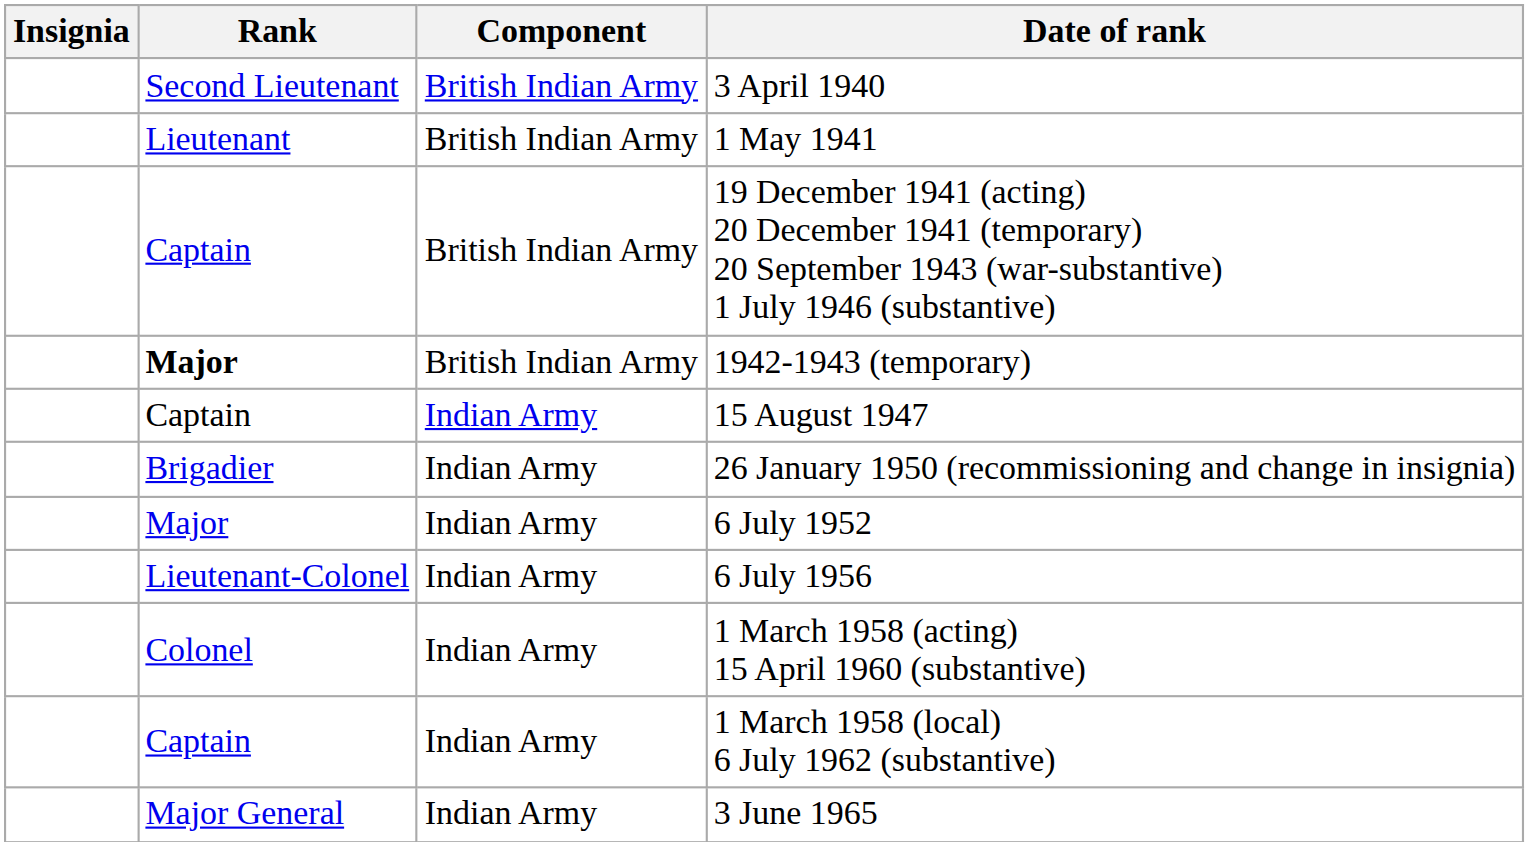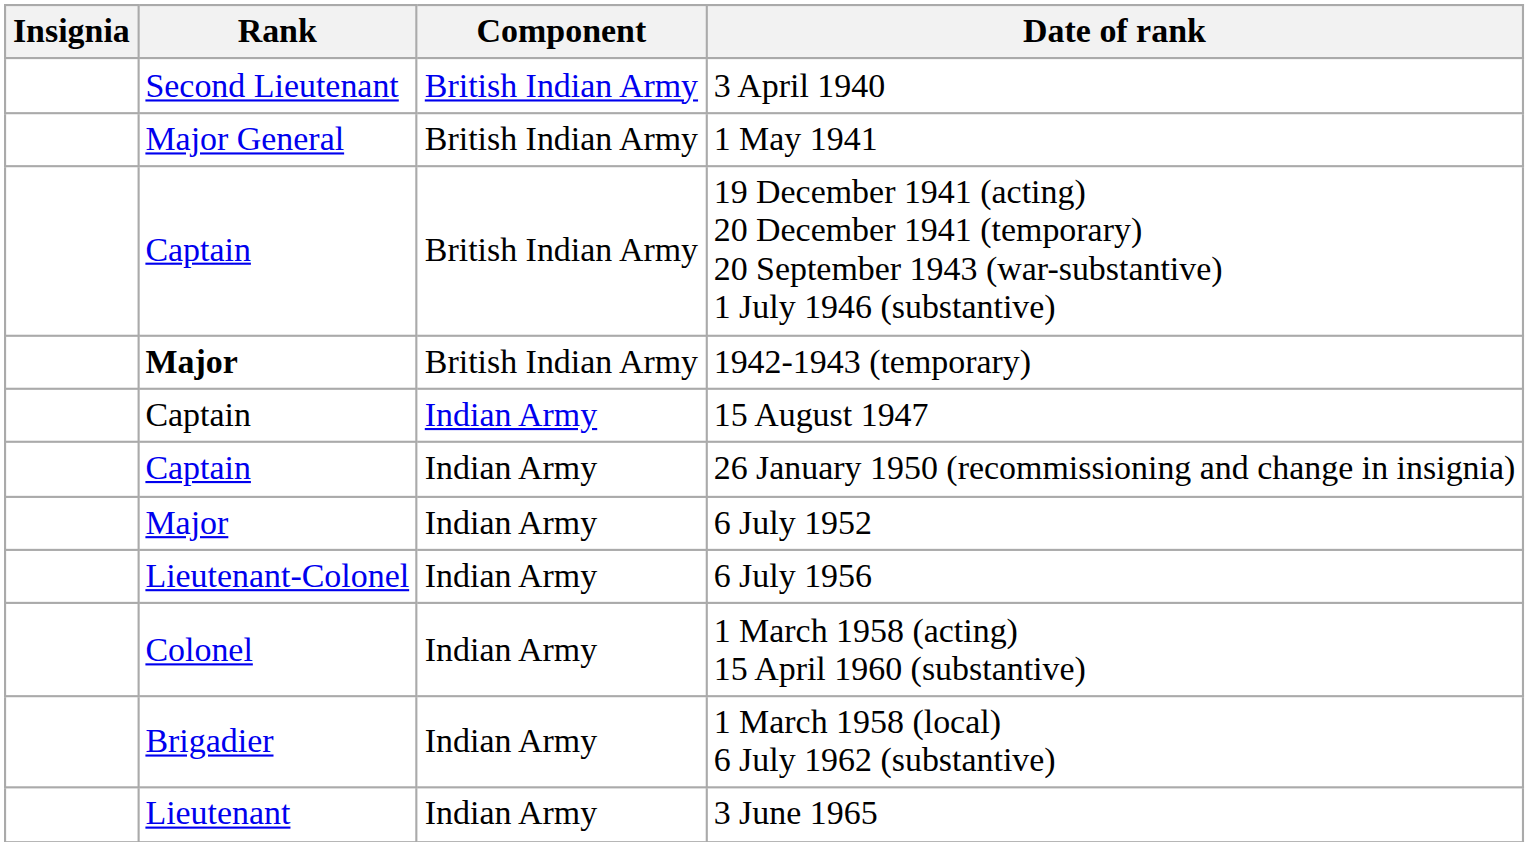(218, 138) Lieutenant -> (245, 138) Major General
(209, 468) Brigadier -> (198, 468) Captain
(198, 741) Captain -> (209, 741) Brigadier
(245, 813) Major General -> (218, 813) Lieutenant
